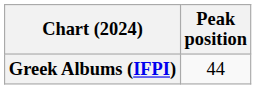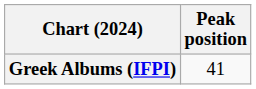(216, 68) 44 -> (216, 68) 41
